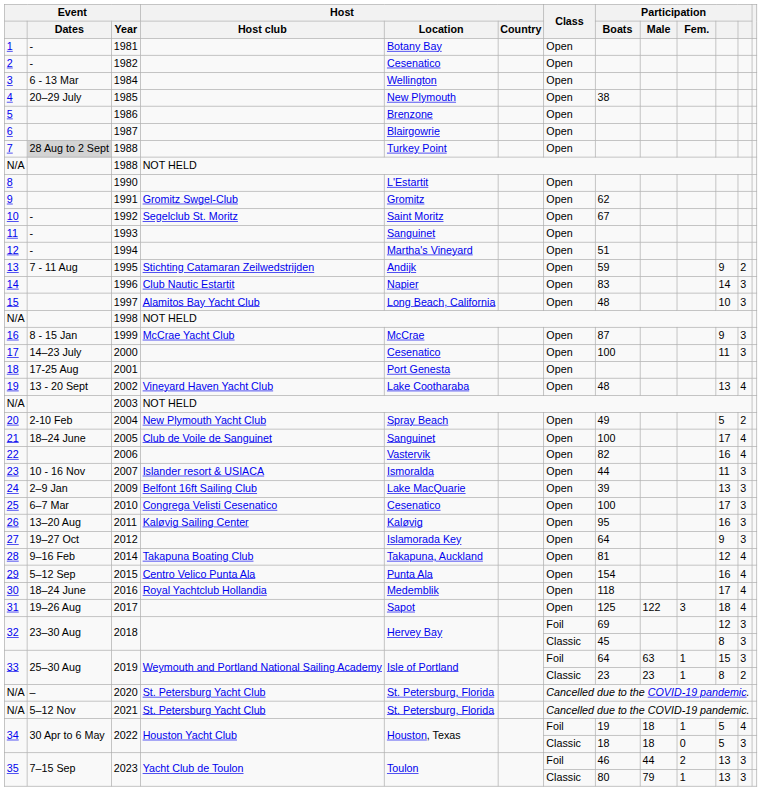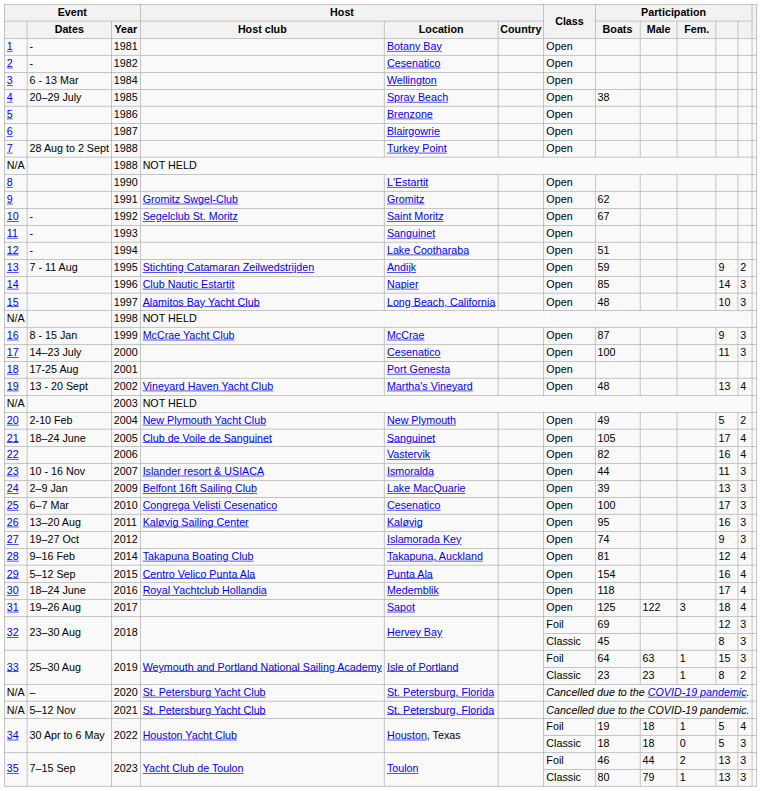(421, 98) New Plymouth -> (418, 98) Spray Beach
(69, 149) lightgrey background -> (69, 149) no background
(430, 251) Martha's Vineyard -> (428, 251) Lake Cootharaba
(603, 285) 83 -> (603, 285) 85
(428, 387) Lake Cootharaba -> (430, 387) Martha's Vineyard
(418, 421) Spray Beach -> (421, 421) New Plymouth
(606, 438) 100 -> (606, 438) 105
(603, 540) 64 -> (603, 540) 74
